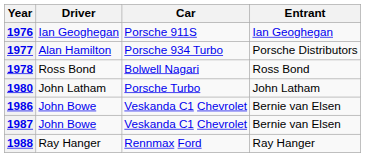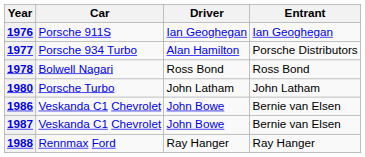columns swapped: (79, 13) <-> (186, 13)
